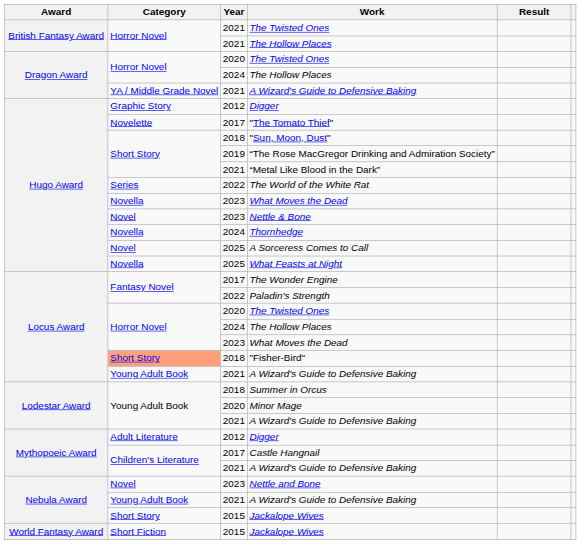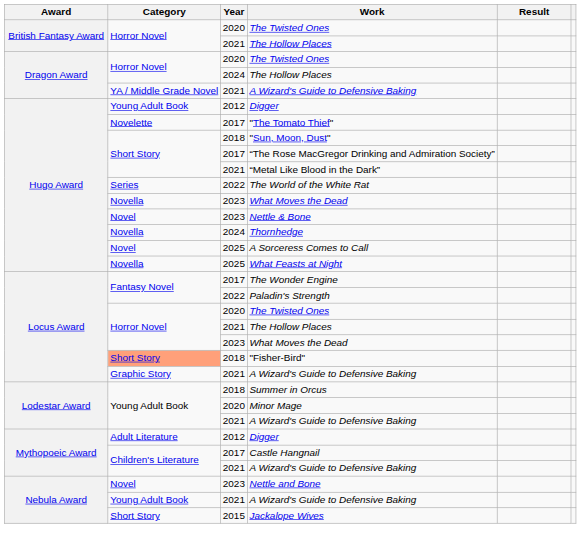(234, 28) 2021 -> (234, 28) 2020
(141, 106) Graphic Story -> (149, 106) Young Adult Book
(234, 153) 2019 -> (234, 153) 2017
(234, 327) 2024 -> (234, 327) 2021
(149, 374) Young Adult Book -> (141, 374) Graphic Story
- row: (56, 531)
